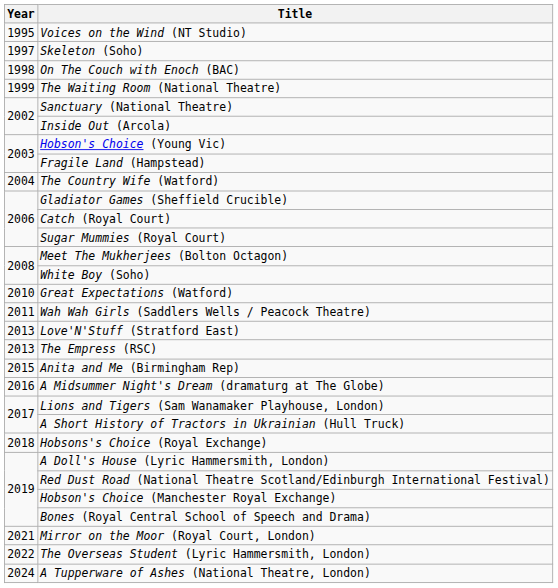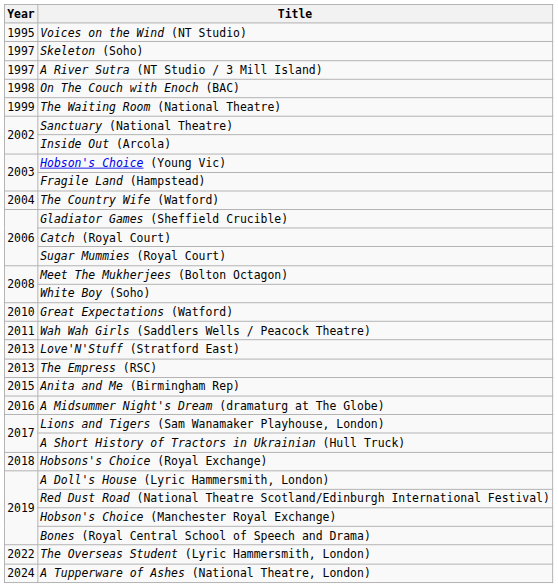+ row: (181, 70)
- row: (178, 536)
